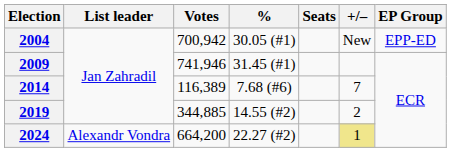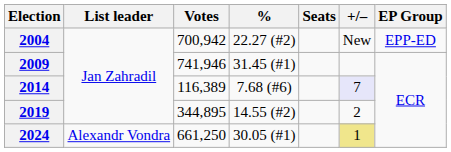(264, 40) 30.05 (#1) -> (264, 40) 22.27 (#2)
(357, 87) no background -> (357, 87) lavender background
(202, 111) 344,885 -> (202, 111) 344,895
(202, 135) 664,200 -> (202, 135) 661,250
(264, 135) 22.27 (#2) -> (264, 135) 30.05 (#1)
